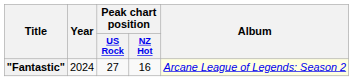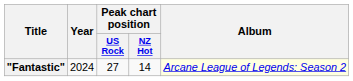(145, 67) 16 -> (145, 67) 14
